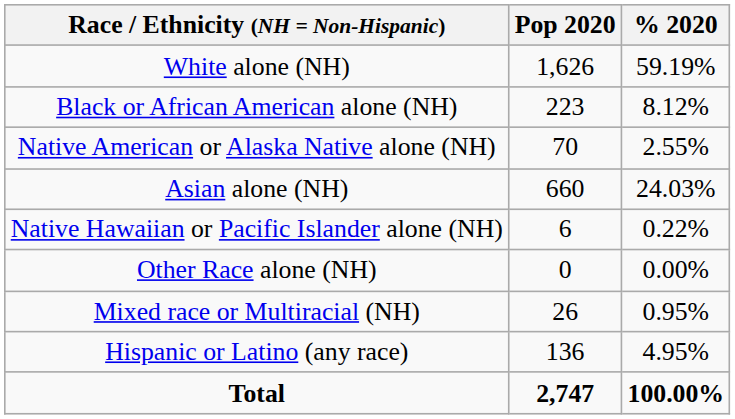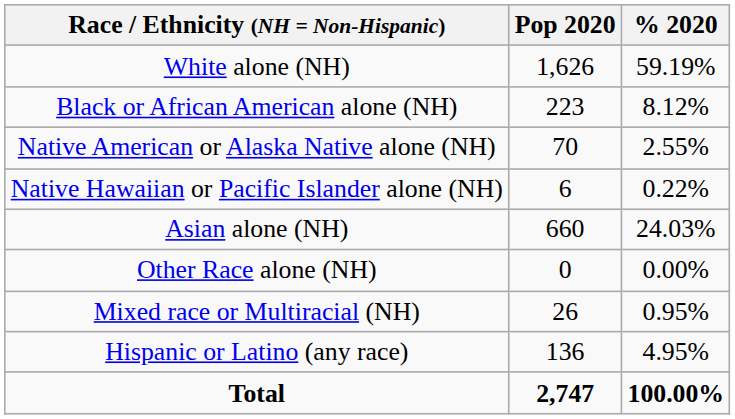rows swapped: (257, 188) <-> (257, 229)
